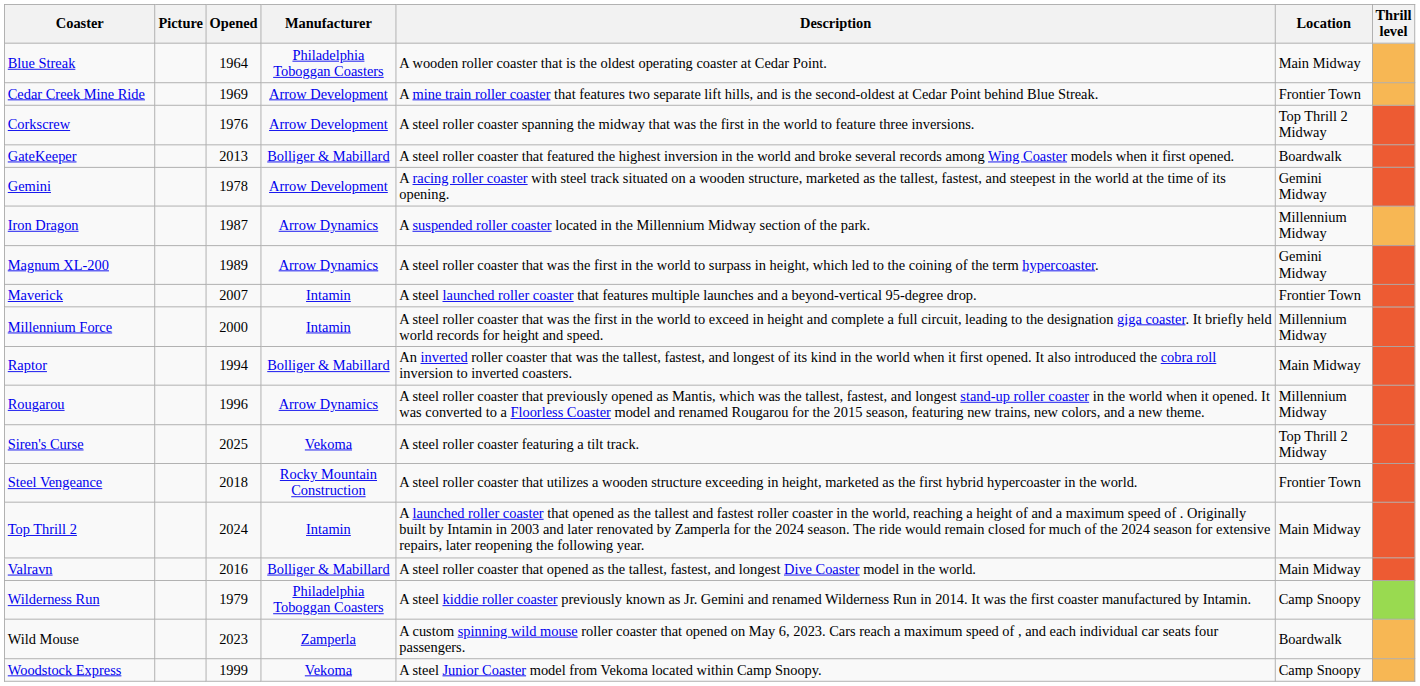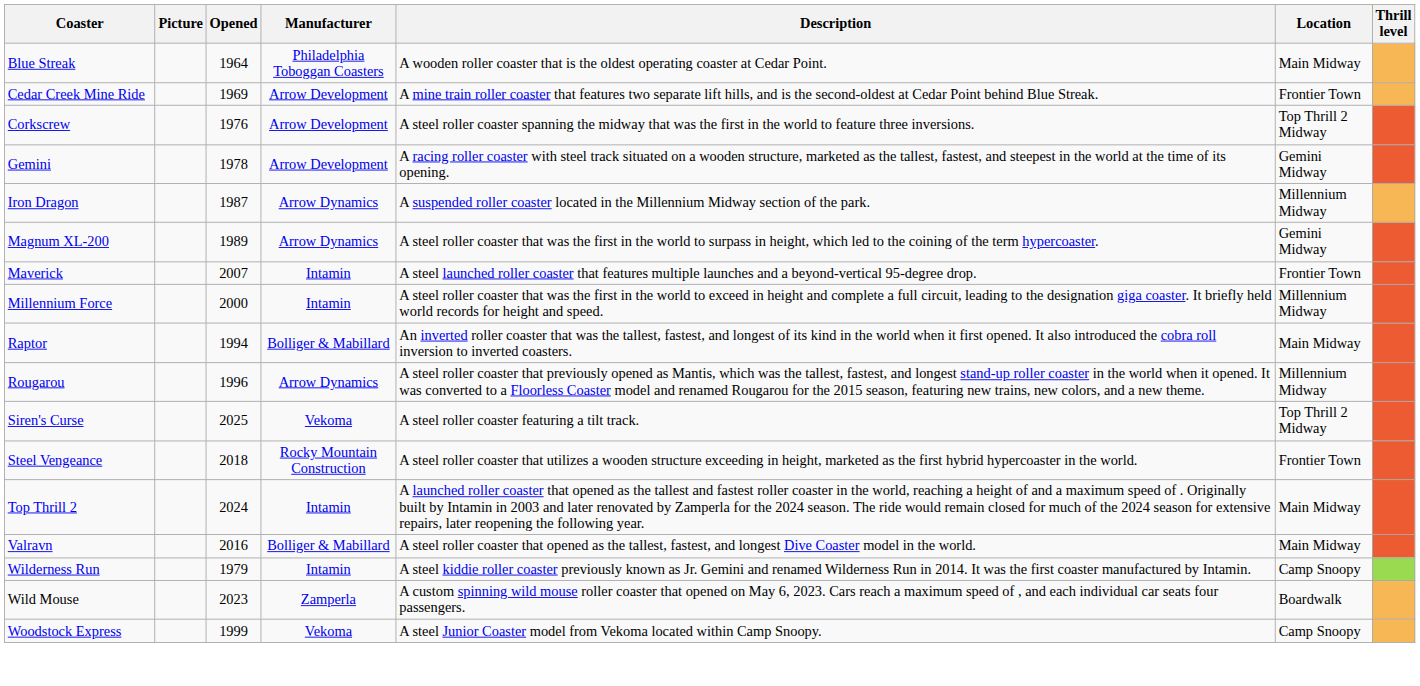- row: (42, 155)
(328, 600) Philadelphia Toboggan Coasters -> (328, 569) Intamin
